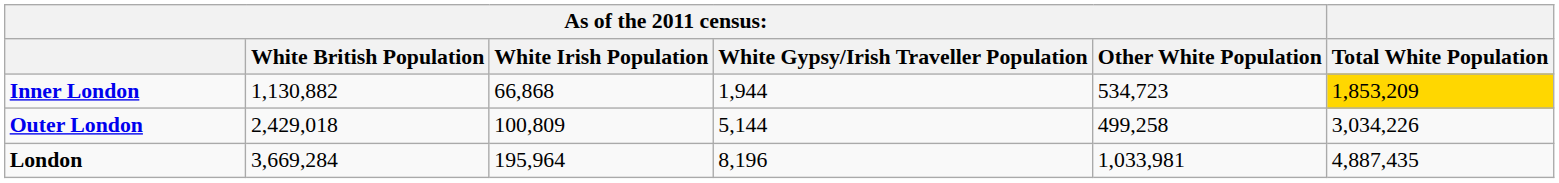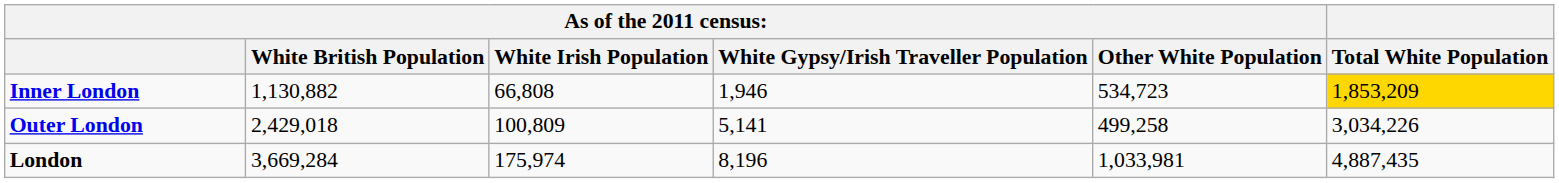(524, 90) 66,868 -> (524, 90) 66,808
(743, 90) 1,944 -> (743, 90) 1,946
(743, 125) 5,144 -> (743, 125) 5,141
(530, 159) 195,964 -> (530, 159) 175,974
